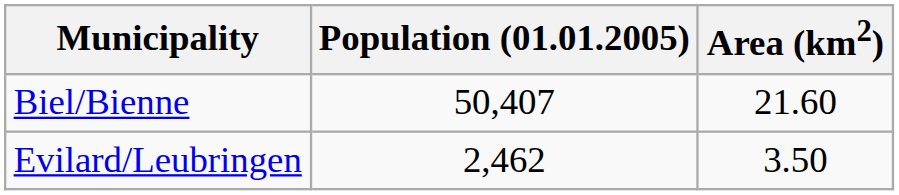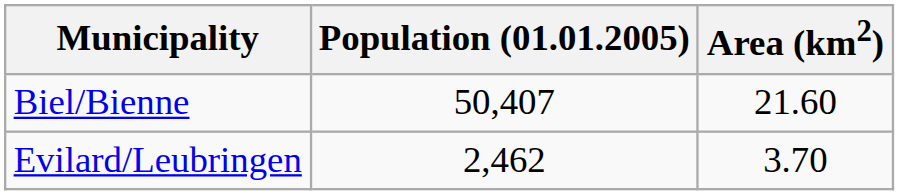(795, 160) 3.50 -> (795, 160) 3.70
